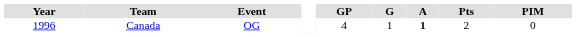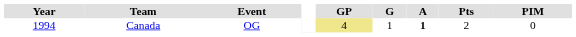(44, 25) 1996 -> (44, 25) 1994
(344, 25) no background -> (344, 25) khaki background
